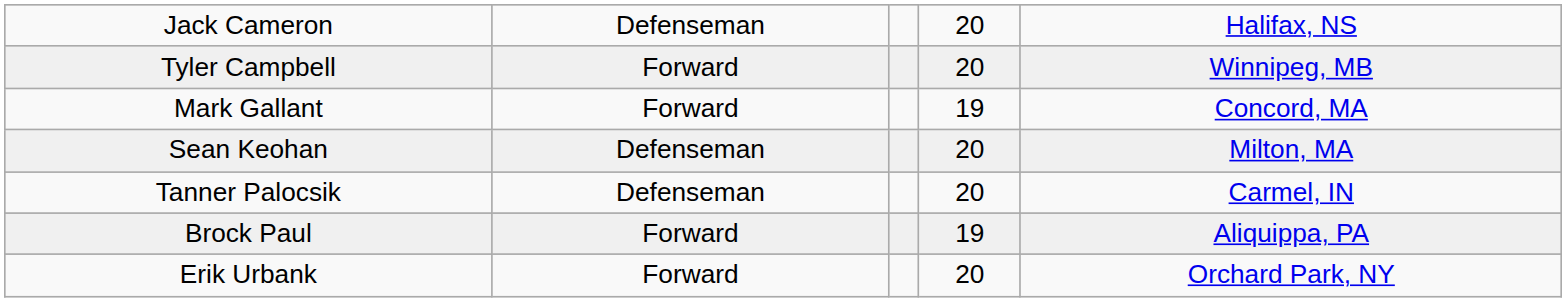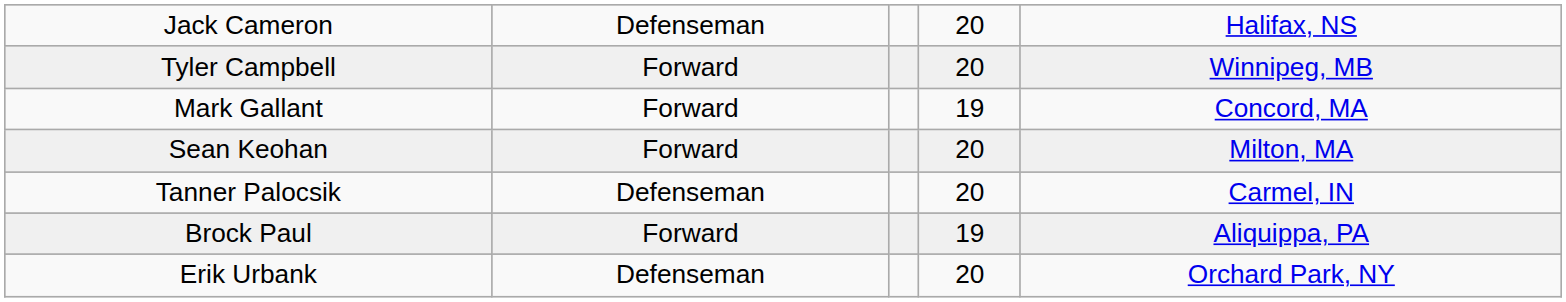(690, 150) Defenseman -> (690, 150) Forward
(690, 274) Forward -> (690, 274) Defenseman
